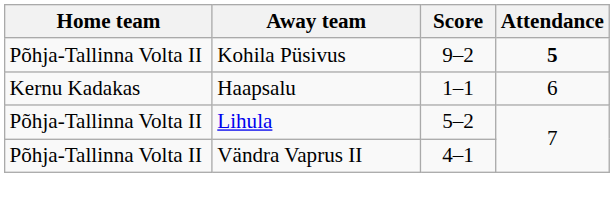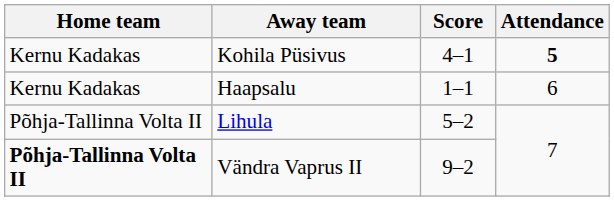(106, 54) Põhja-Tallinna Volta II -> (75, 54) Kernu Kadakas
(458, 54) 9–2 -> (458, 54) 4–1
(106, 155) normal -> (103, 167) bold
(458, 155) 4–1 -> (458, 167) 9–2
